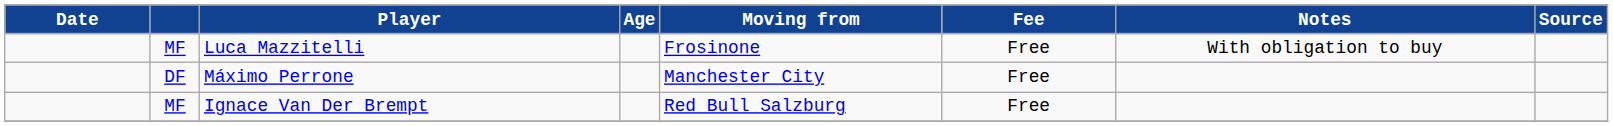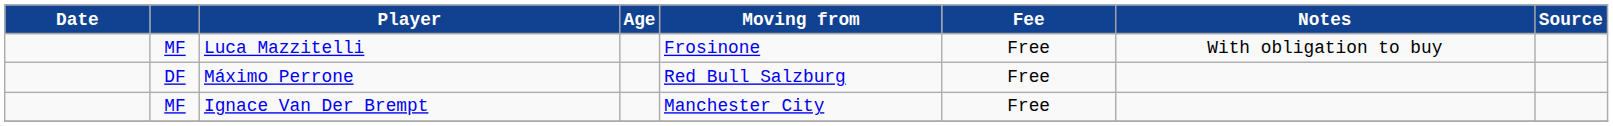(744, 77) Manchester City -> (755, 77) Red Bull Salzburg
(755, 106) Red Bull Salzburg -> (744, 106) Manchester City
